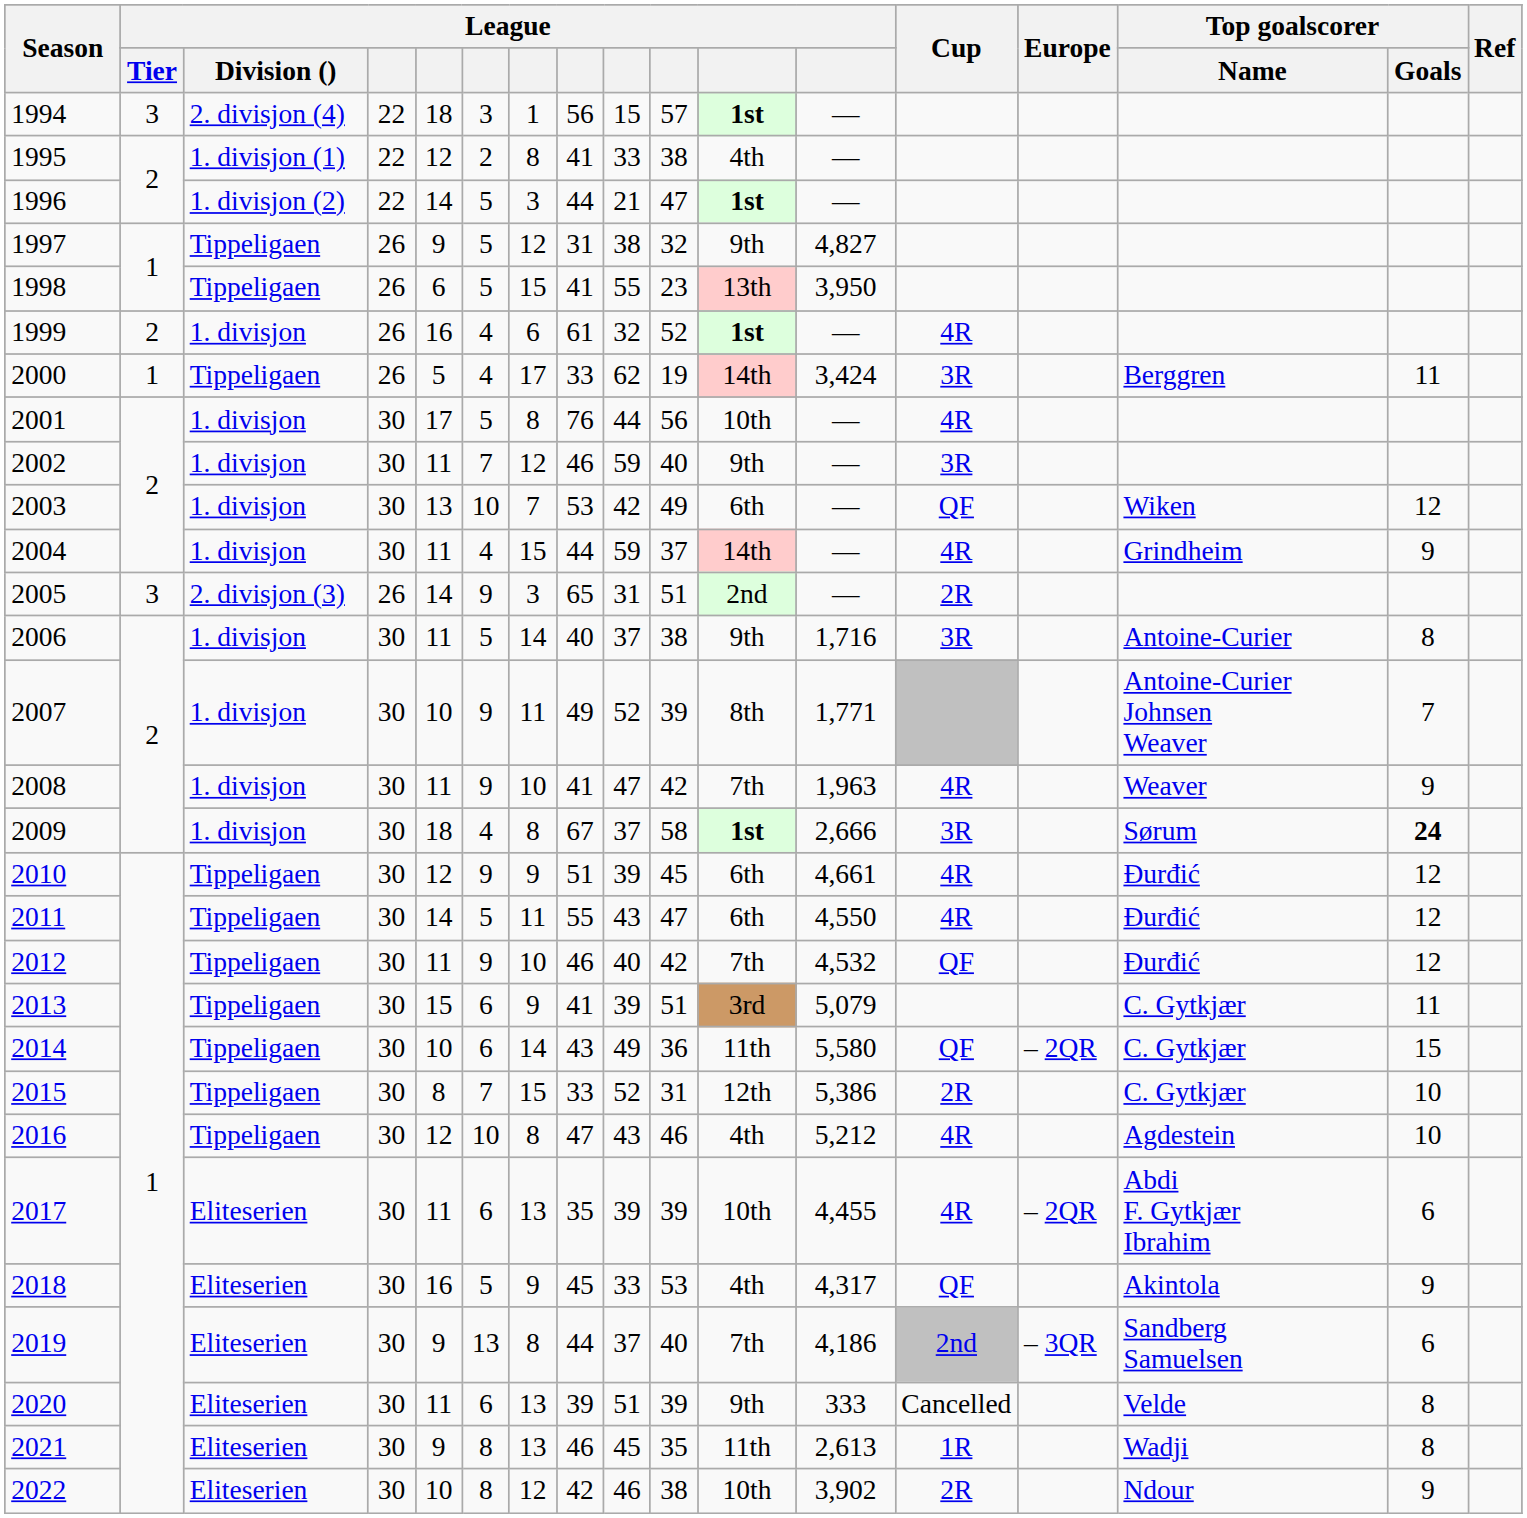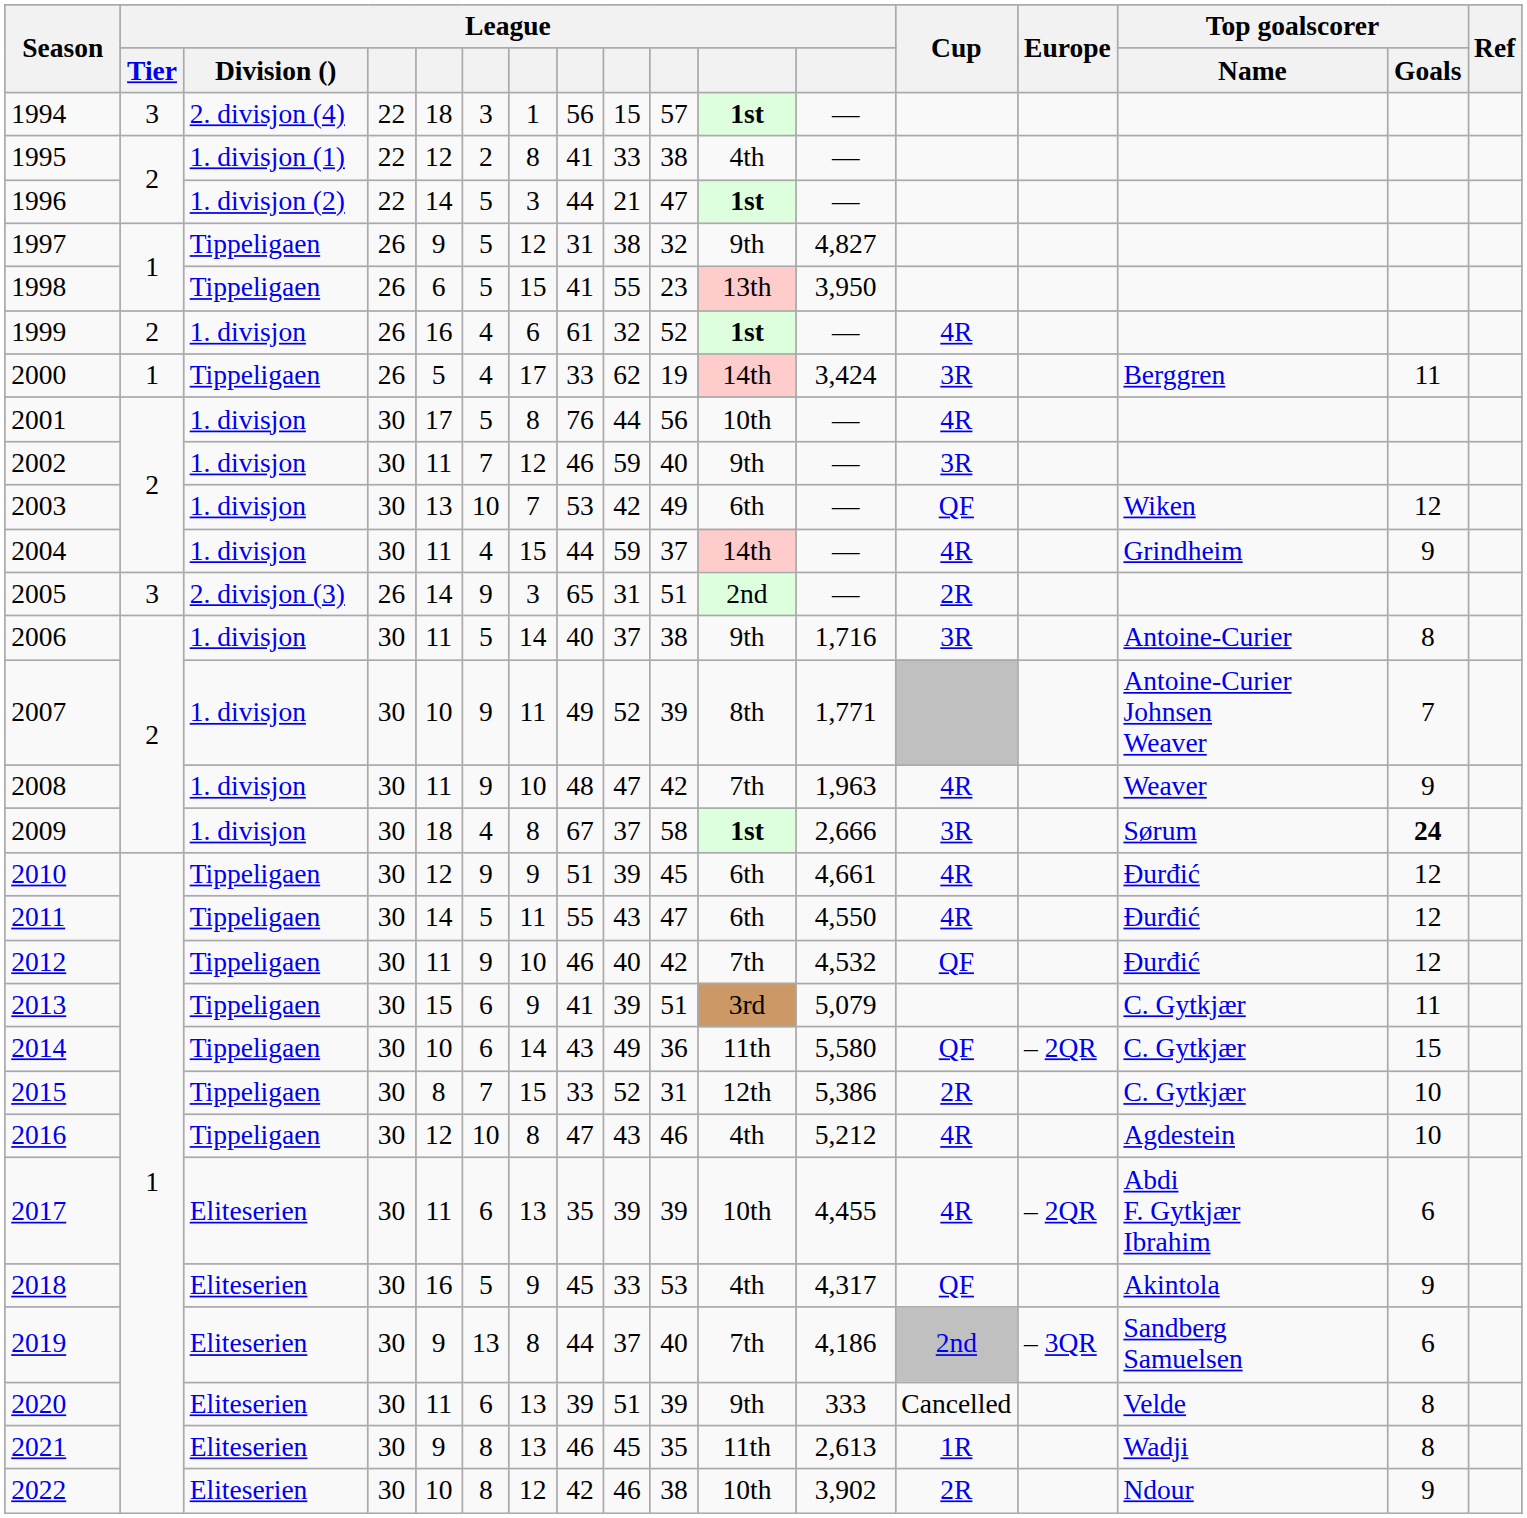(580, 786) 41 -> (580, 786) 48
